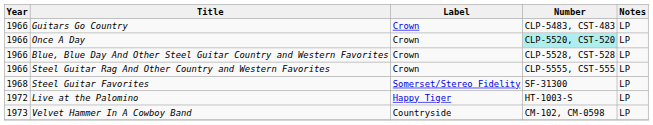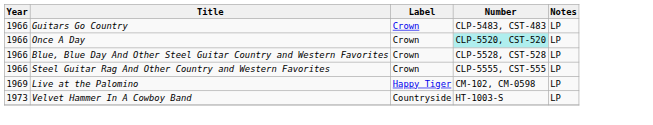- row: (90, 84)
(17, 98) 1972 -> (17, 84) 1969
(549, 98) HT-1003-S -> (495, 84) CM-102, CM-0598
(565, 112) CM-102, CM-0598 -> (479, 98) HT-1003-S
